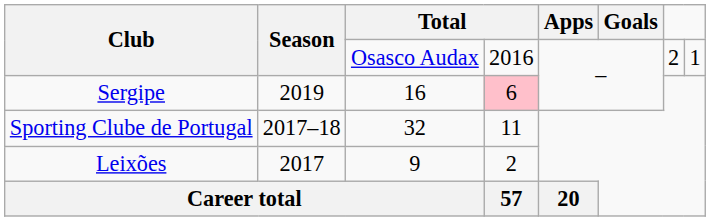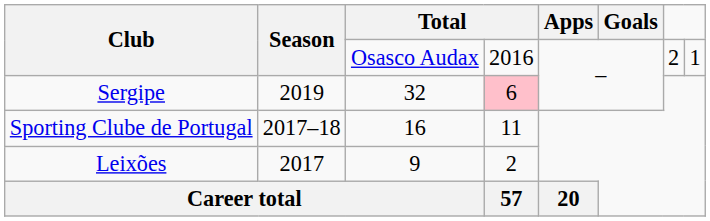(415, 92) 16 -> (415, 92) 32
(415, 127) 32 -> (415, 127) 16
